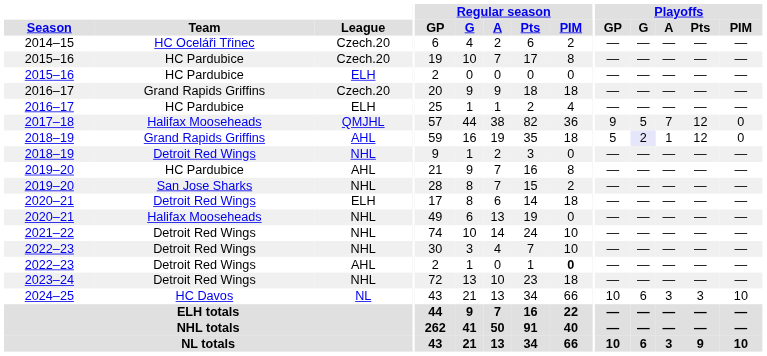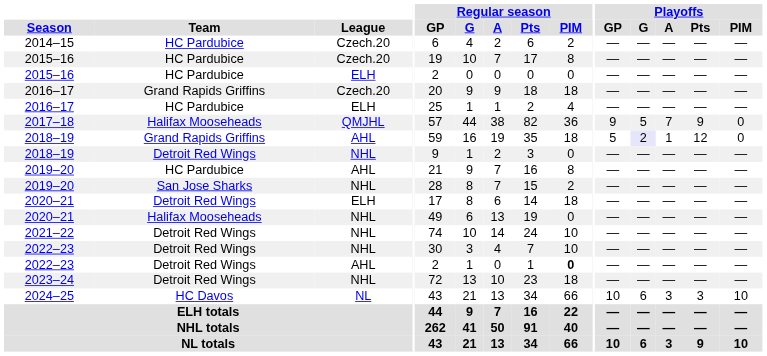(204, 43) HC Oceláři Třinec -> (204, 43) HC Pardubice
(700, 122) 12 -> (700, 122) 9
